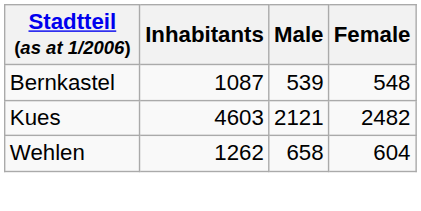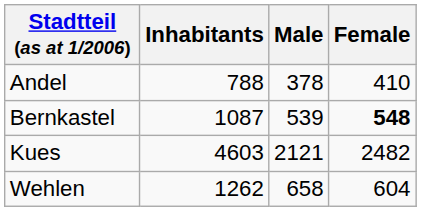+ row: (38, 82)
(392, 82) normal -> (392, 117) bold
